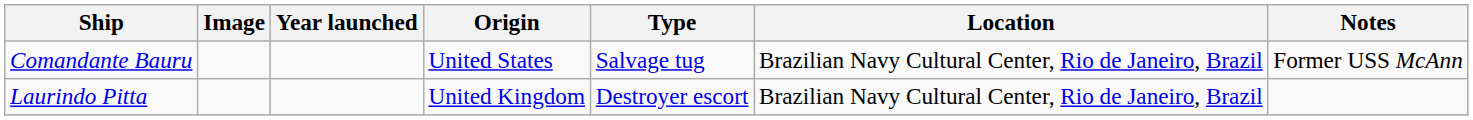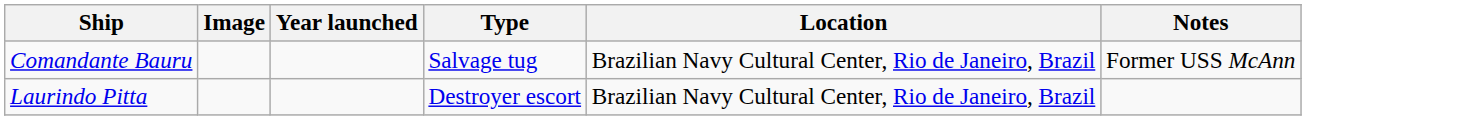- column: (507, 22)
